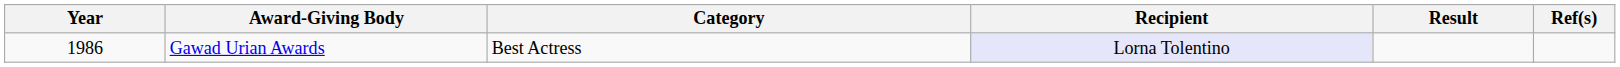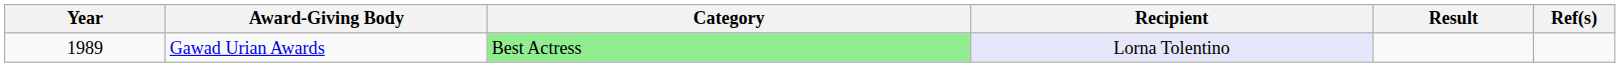(85, 47) 1986 -> (85, 47) 1989
(537, 47) no background -> (537, 47) lightgreen background
